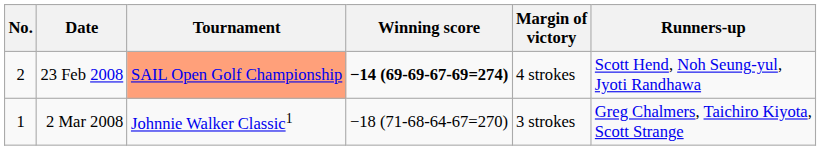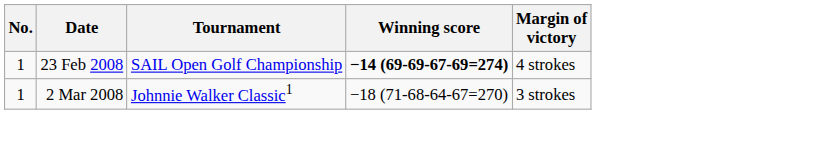- column: (703, 28)
(21, 75) 2 -> (21, 65) 1
(237, 75) lightsalmon background -> (237, 65) no background
